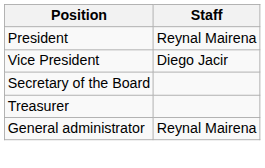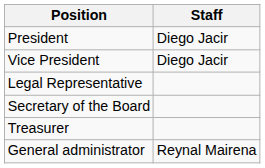(207, 38) Reynal Mairena -> (192, 38) Diego Jacir
+ row: (75, 83)
